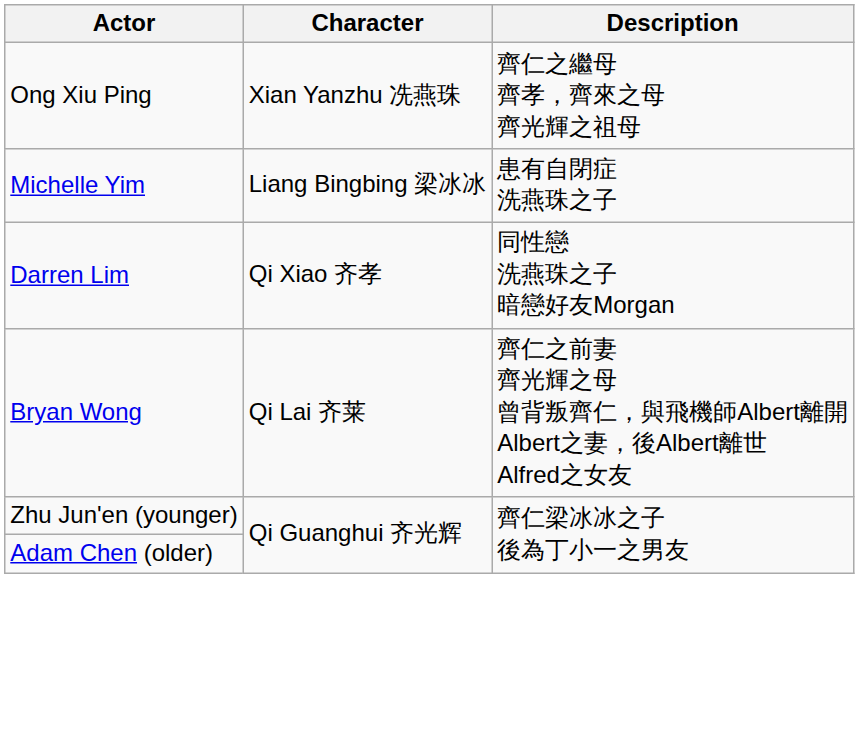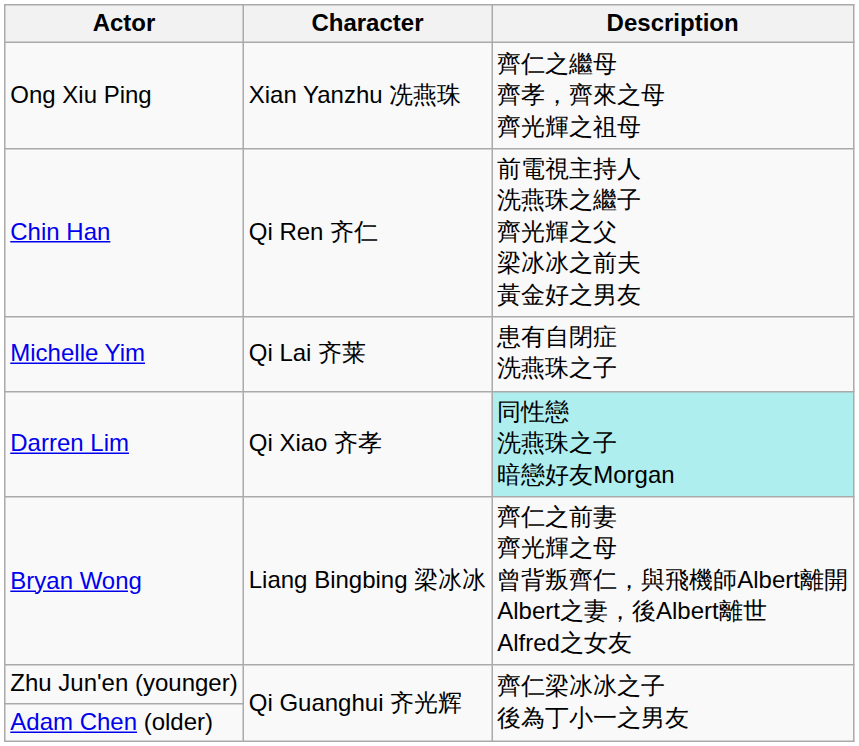+ row: (60, 232)
(367, 184) Liang Bingbing 梁冰冰 -> (307, 352) Qi Lai 齐莱
(586, 274) no background -> (586, 442) paleturquoise background
(307, 411) Qi Lai 齐莱 -> (367, 579) Liang Bingbing 梁冰冰
